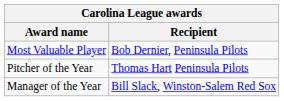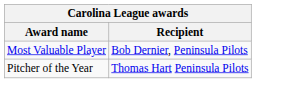- row: (54, 86)
